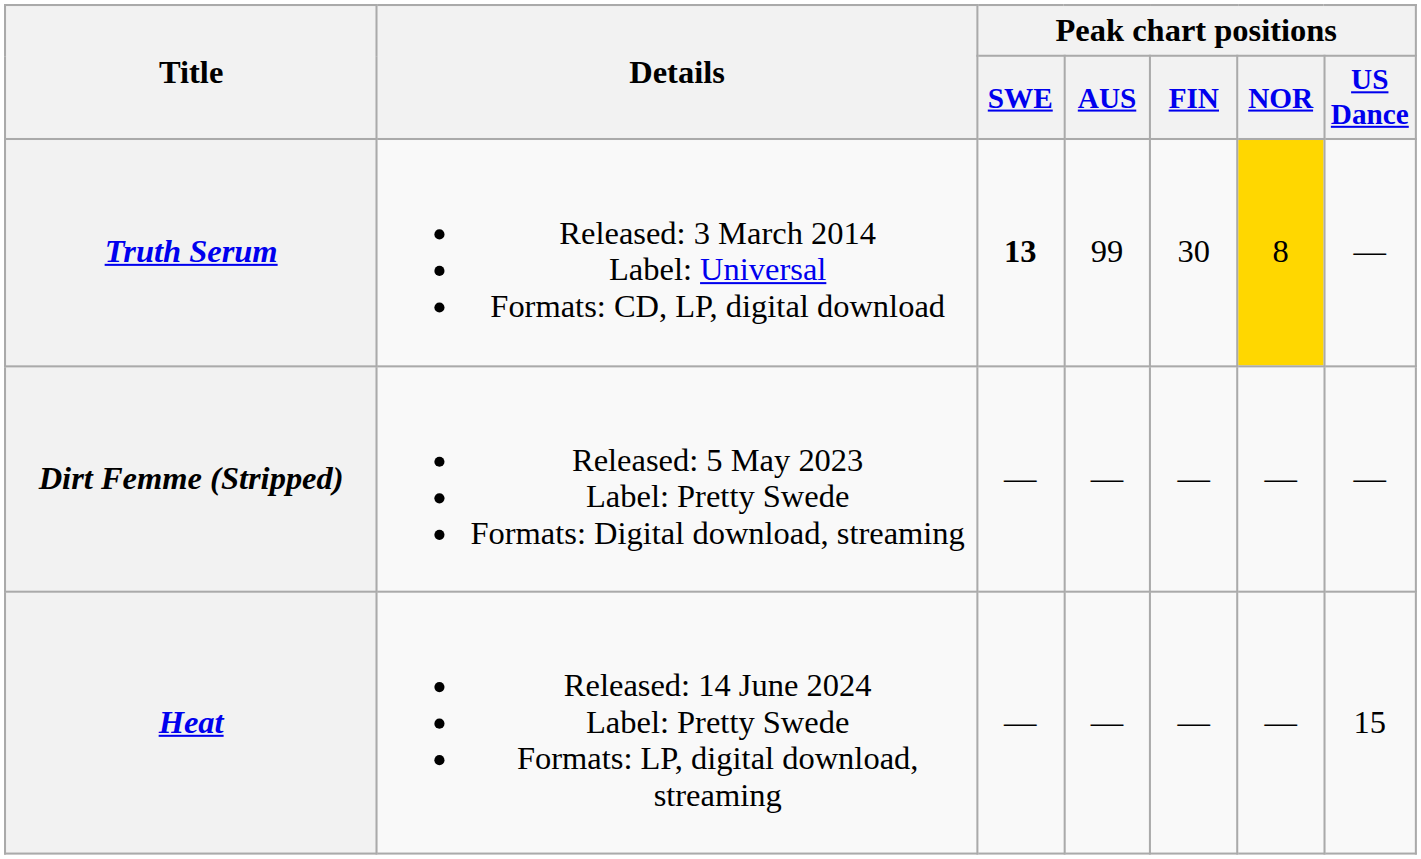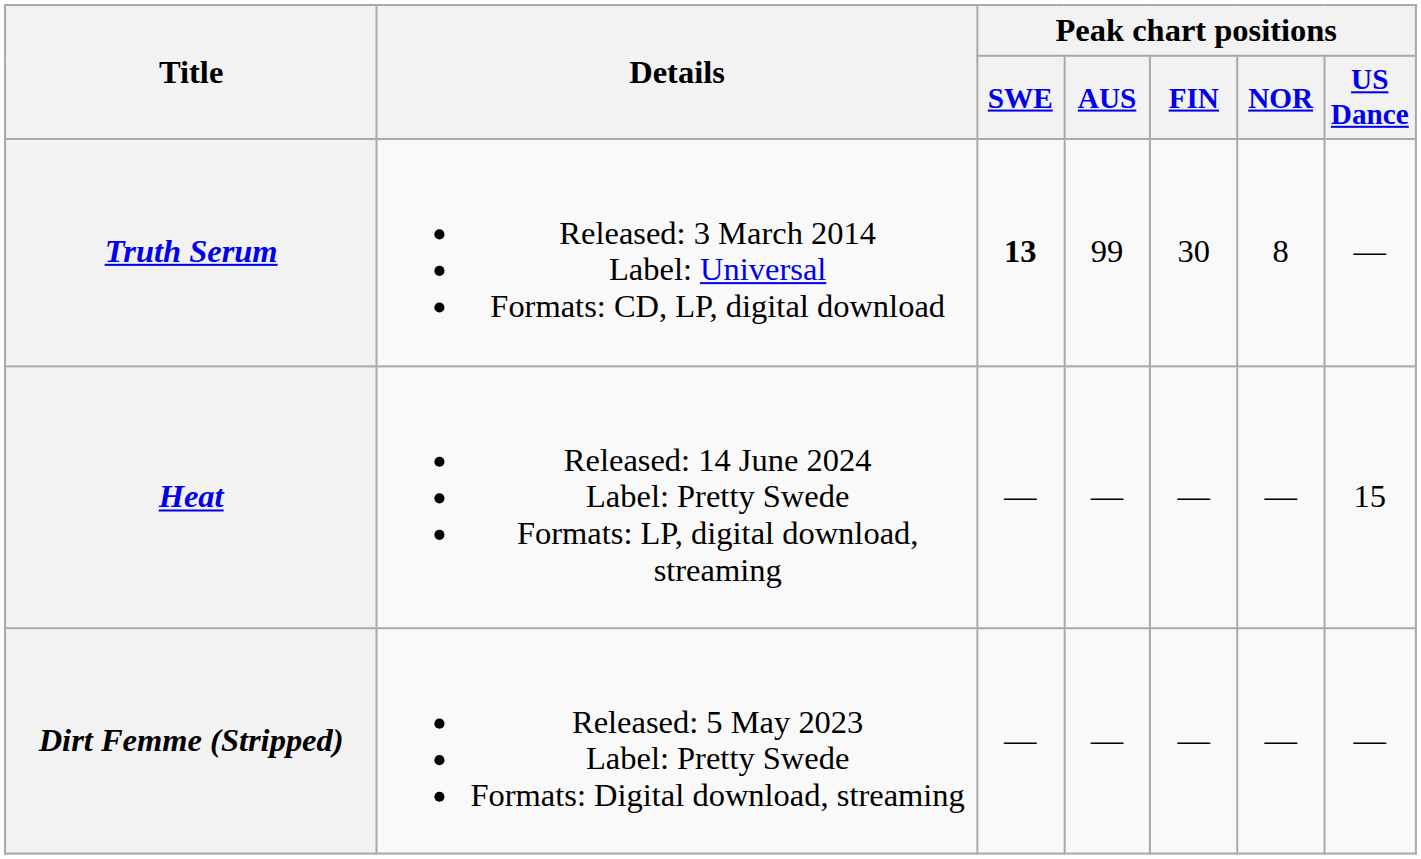(1281, 251) gold background -> (1281, 251) no background
rows swapped: (191, 477) <-> (191, 722)
